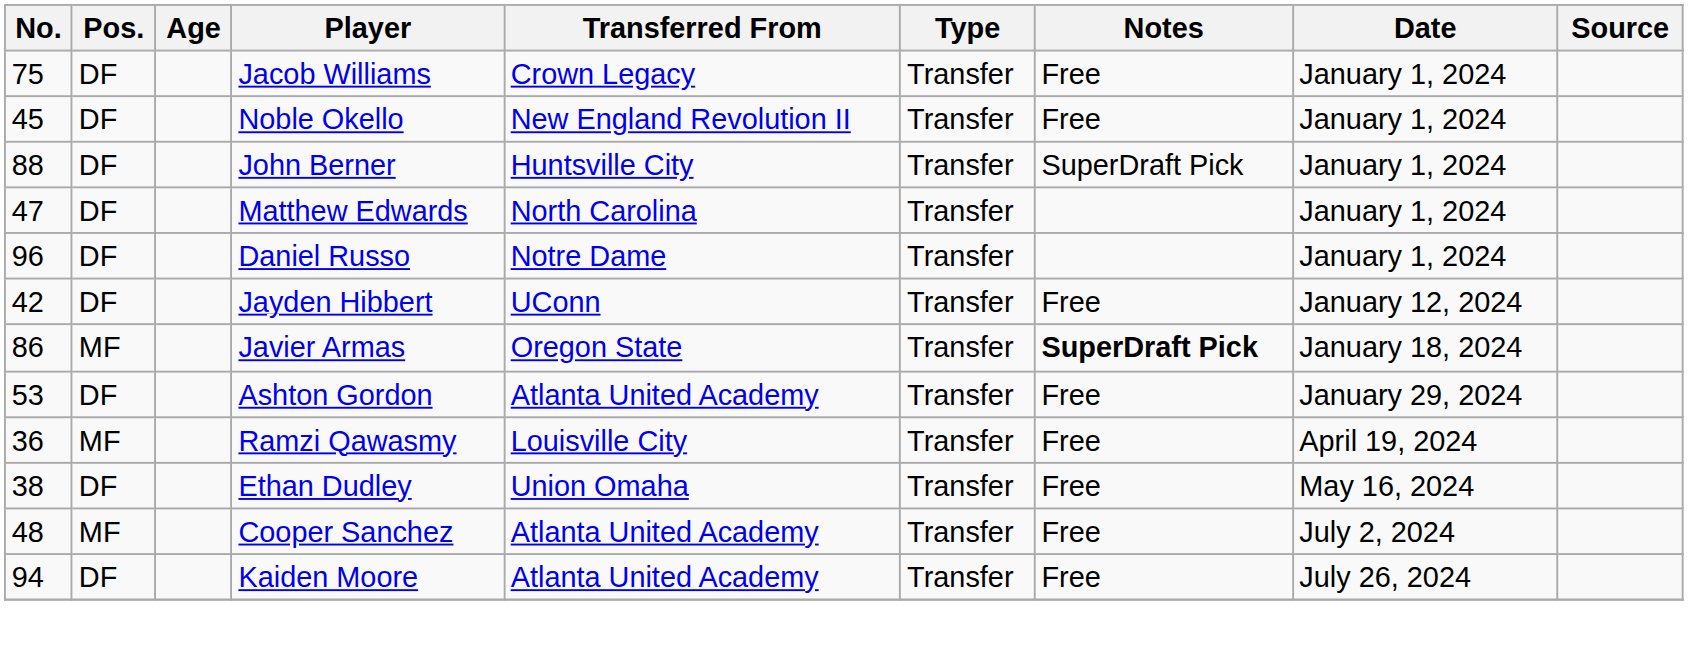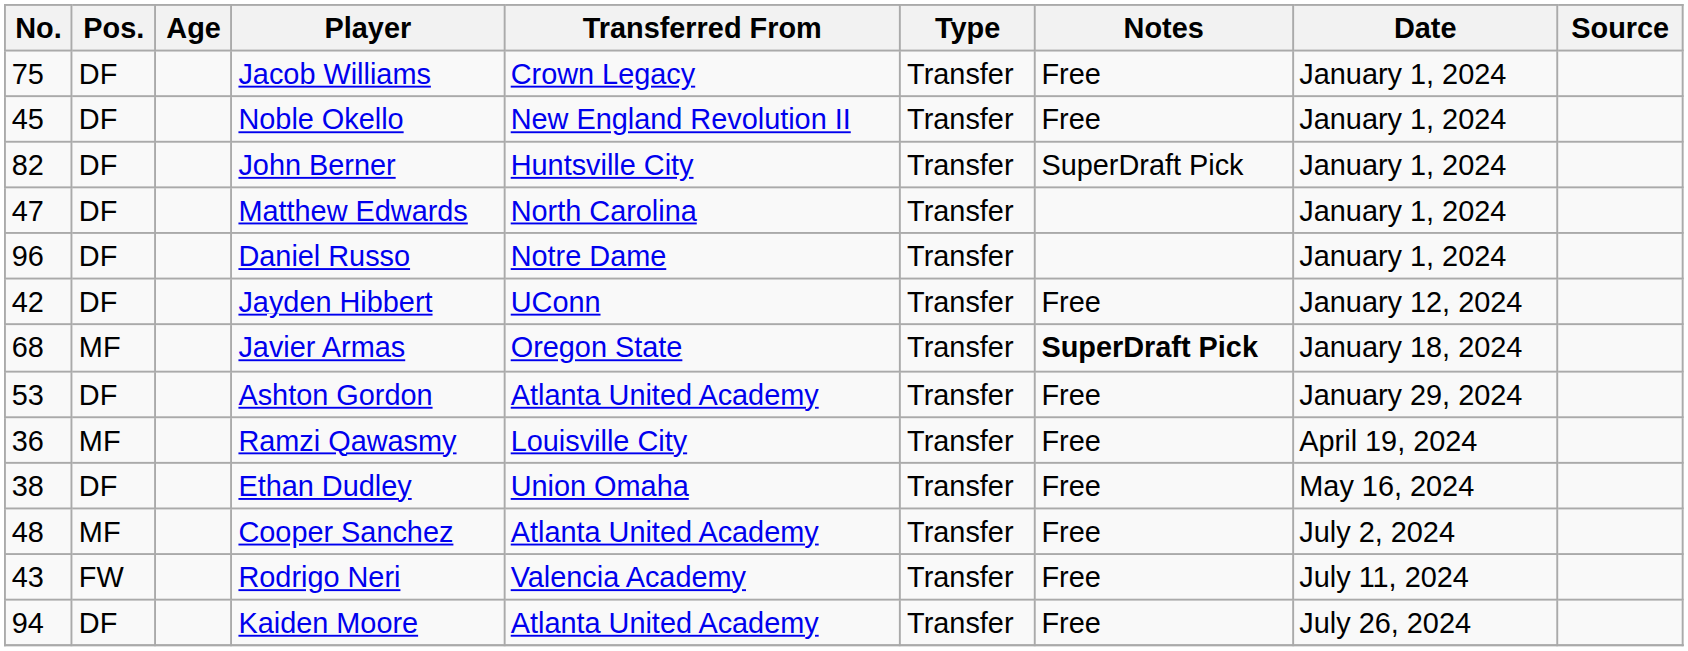(28, 165) 88 -> (28, 165) 82
(28, 348) 86 -> (28, 348) 68
+ row: (319, 577)
